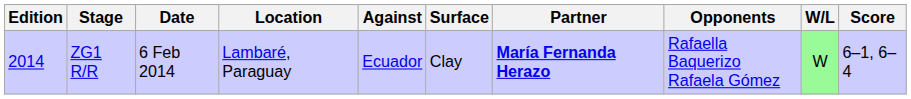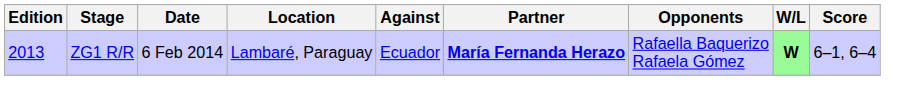- column: (459, 17)
(26, 62) 2014 -> (26, 52) 2013
(820, 62) normal -> (791, 52) bold
